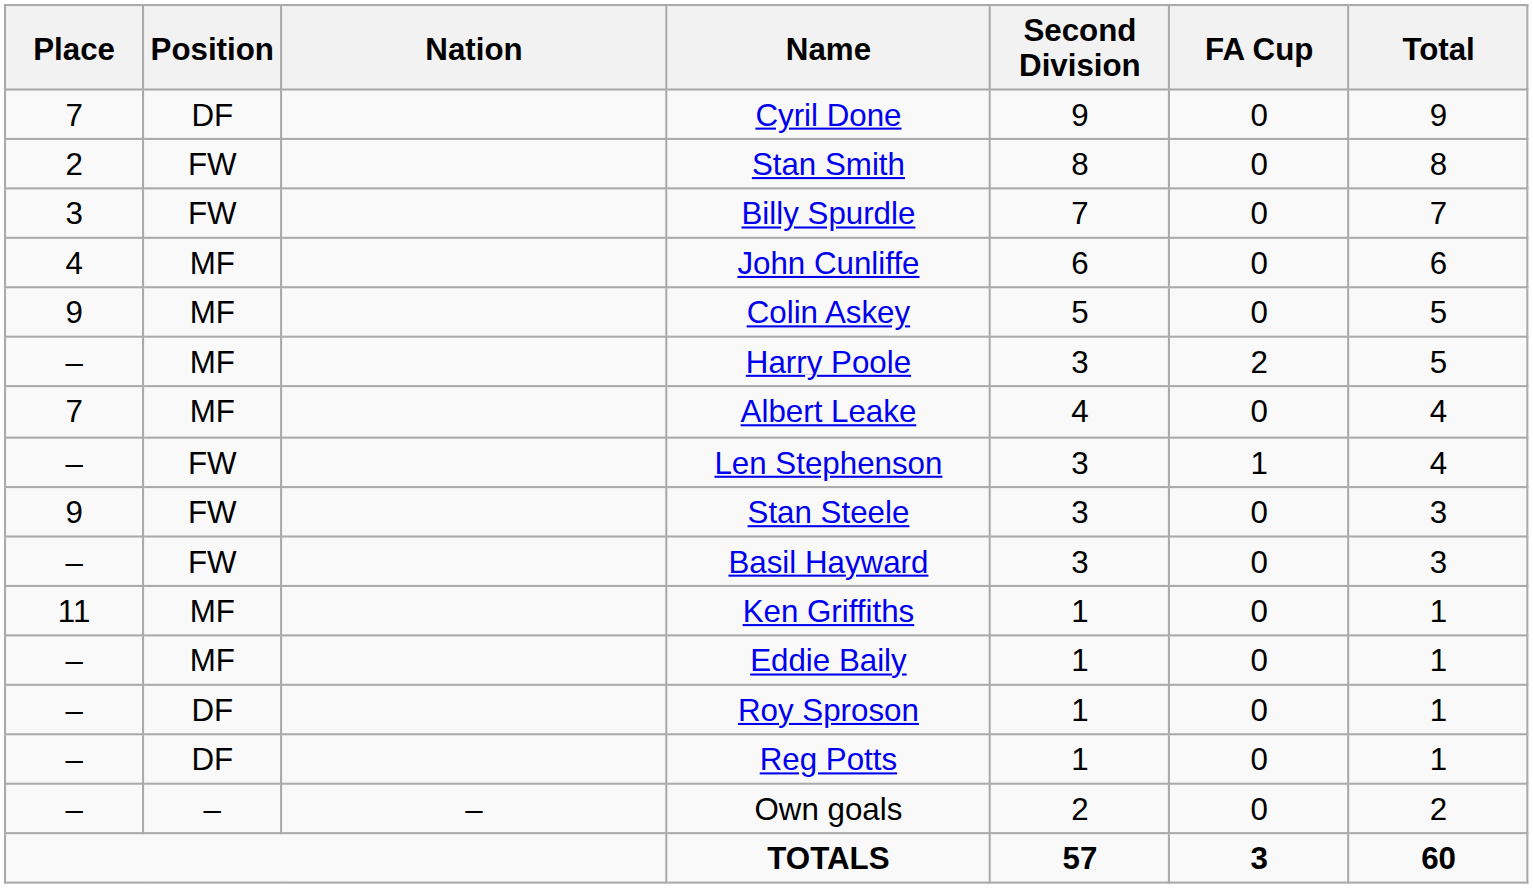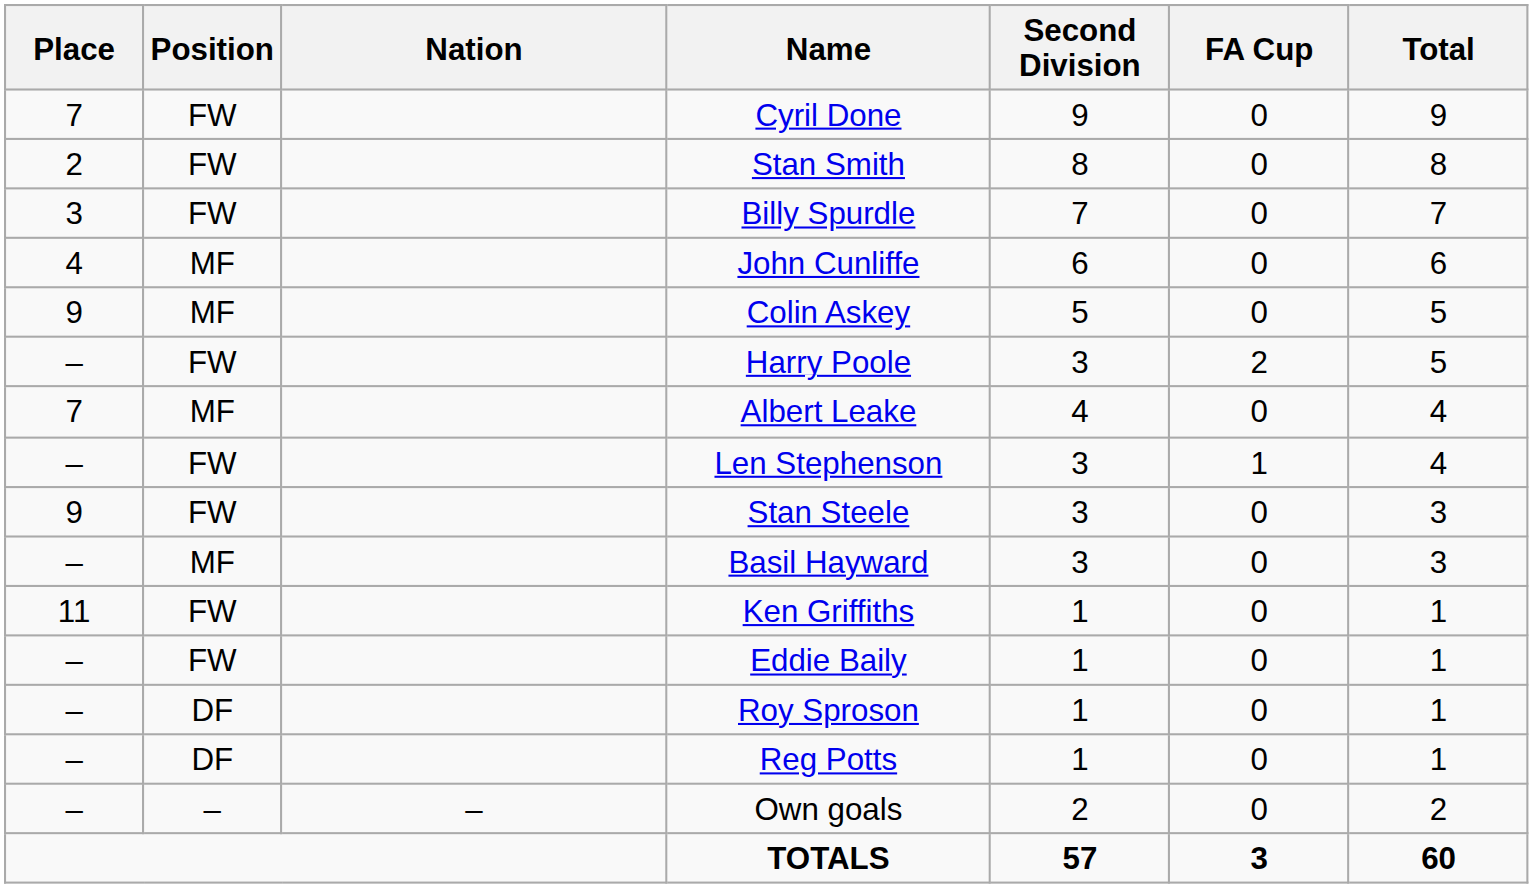(212, 115) DF -> (212, 115) FW
(212, 362) MF -> (212, 362) FW
(212, 561) FW -> (212, 561) MF
(212, 610) MF -> (212, 610) FW
(212, 660) MF -> (212, 660) FW
